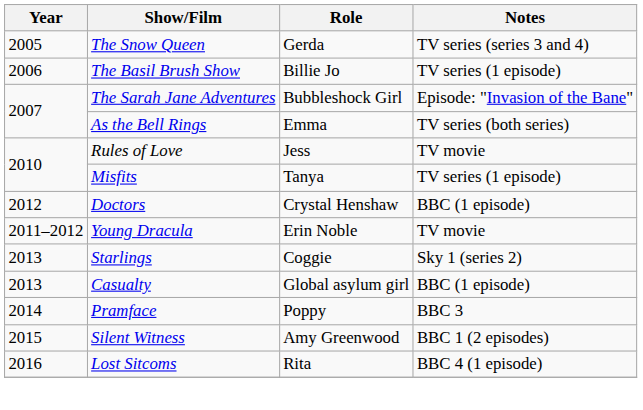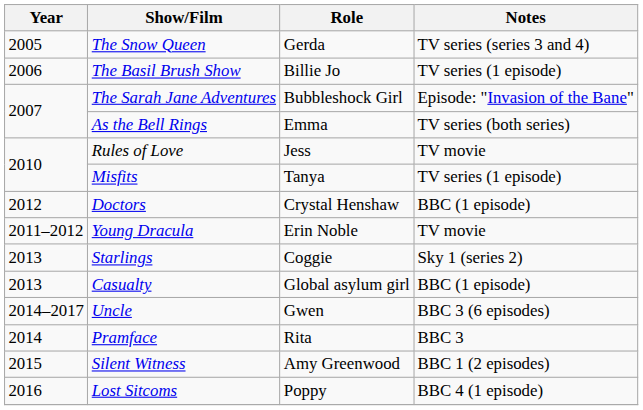+ row: (112, 310)
(305, 310) Poppy -> (298, 337) Rita
(297, 364) Rita -> (305, 390) Poppy
